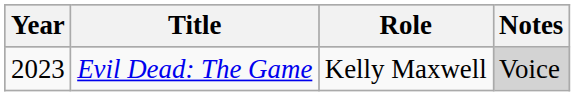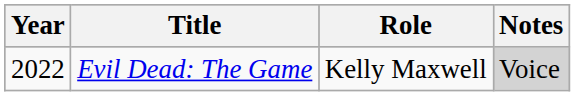(38, 68) 2023 -> (38, 68) 2022
